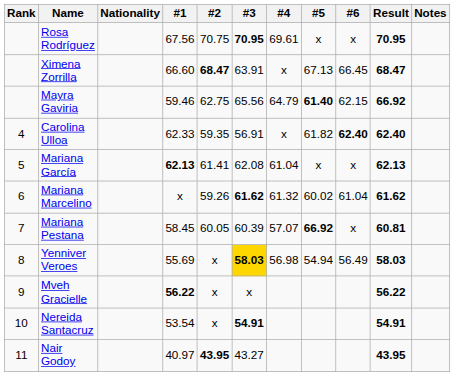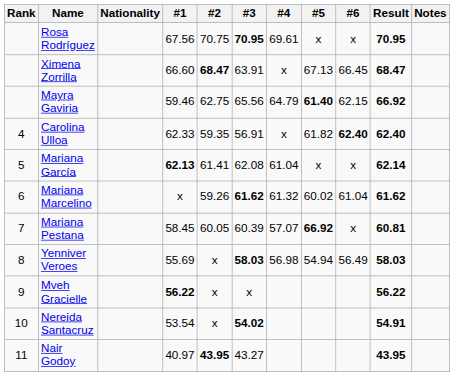(391, 165) 62.13 -> (391, 165) 62.14
(249, 260) gold background -> (249, 260) no background
(249, 323) 54.91 -> (249, 323) 54.02
